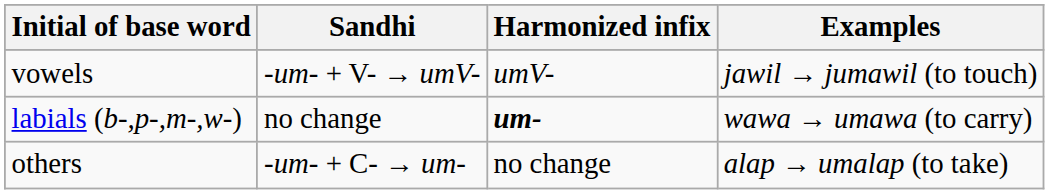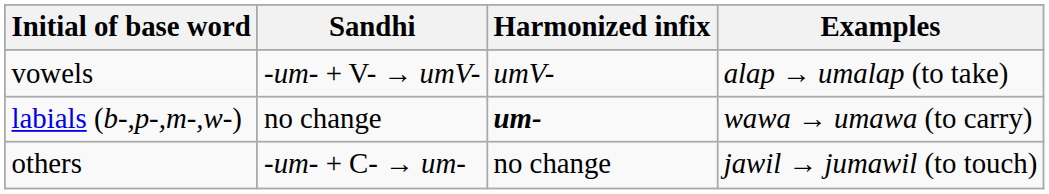(880, 73) jawil → jumawil (to touch) -> (866, 73) alap → umalap (to take)
(866, 164) alap → umalap (to take) -> (880, 164) jawil → jumawil (to touch)
